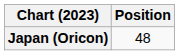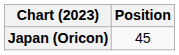(143, 38) 48 -> (143, 38) 45
